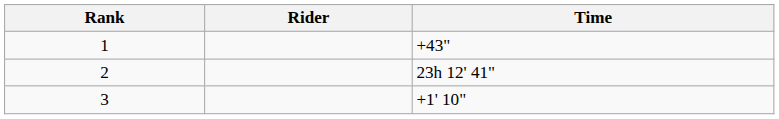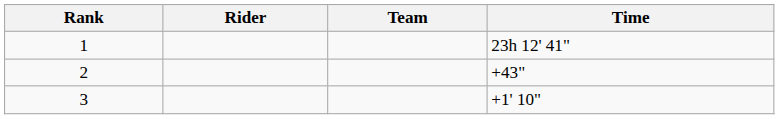+ column: (408, 18)
(433, 45) +43" -> (531, 45) 23h 12' 41"
(456, 72) 23h 12' 41" -> (508, 72) +43"
